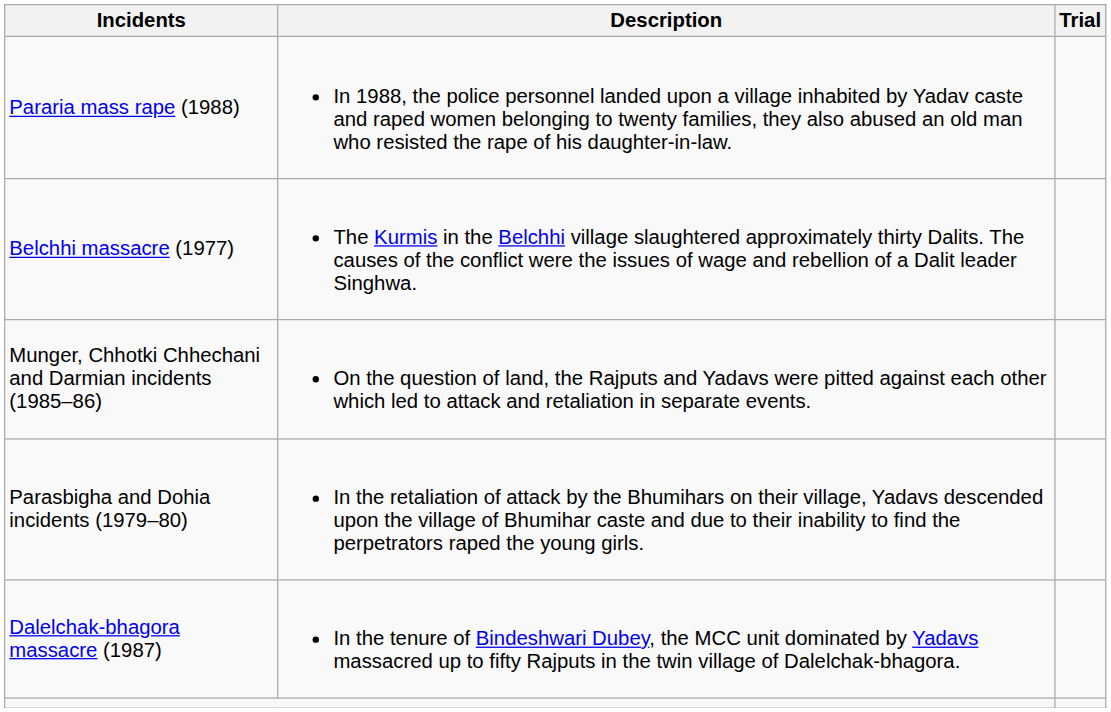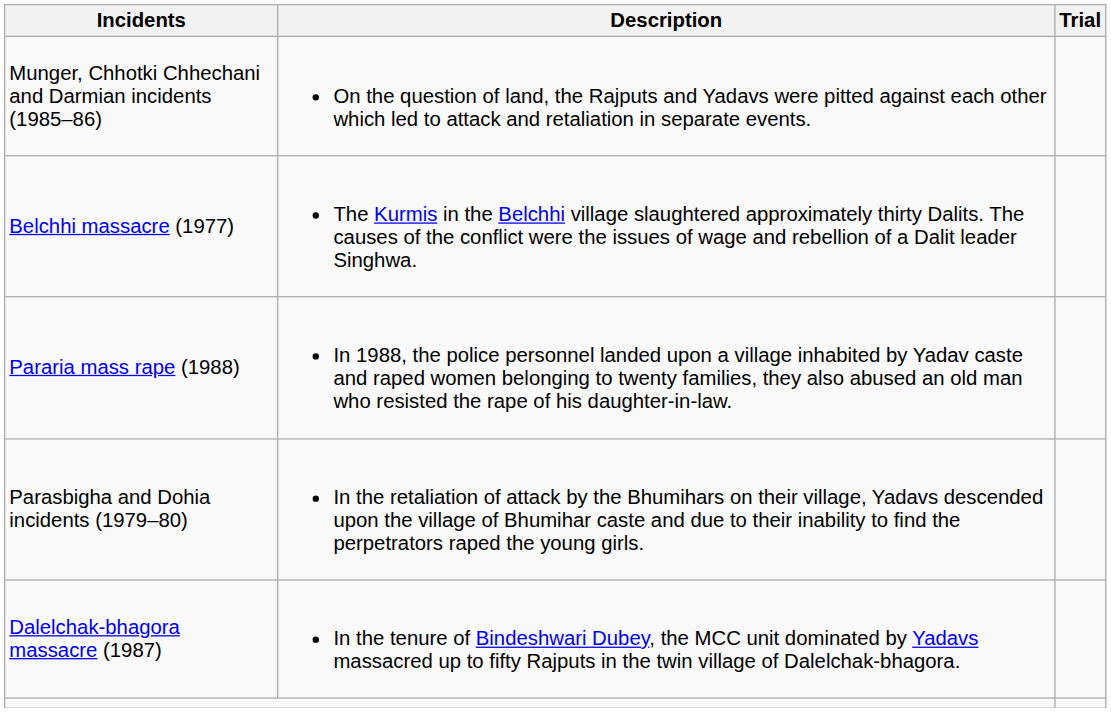rows swapped: (125, 107) <-> (135, 378)
